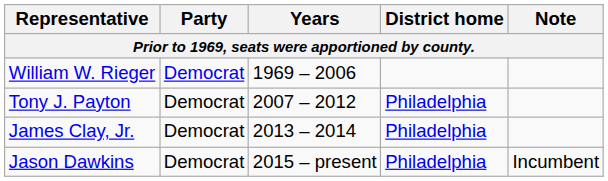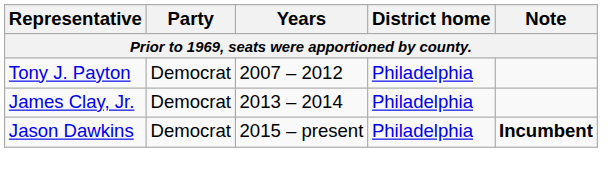- row: (82, 73)
(556, 161) normal -> (546, 131) bold
